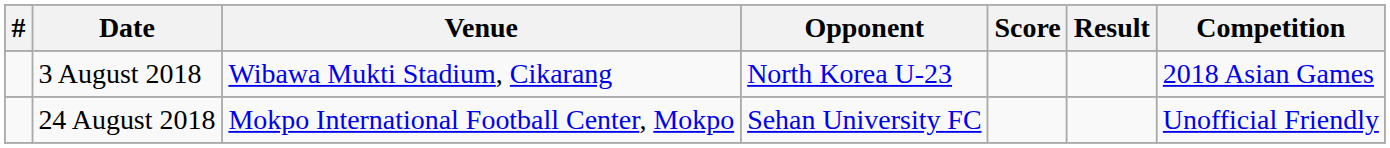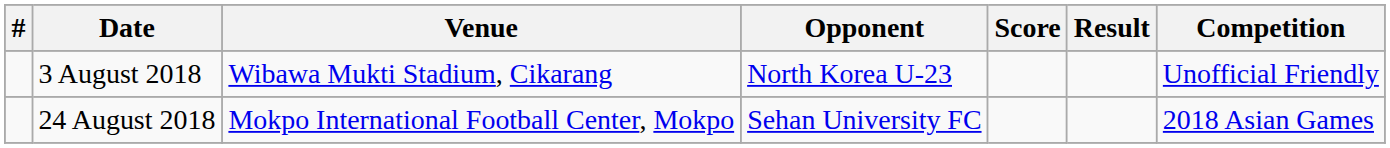(1268, 73) 2018 Asian Games -> (1271, 73) Unofficial Friendly
(1271, 119) Unofficial Friendly -> (1268, 119) 2018 Asian Games
